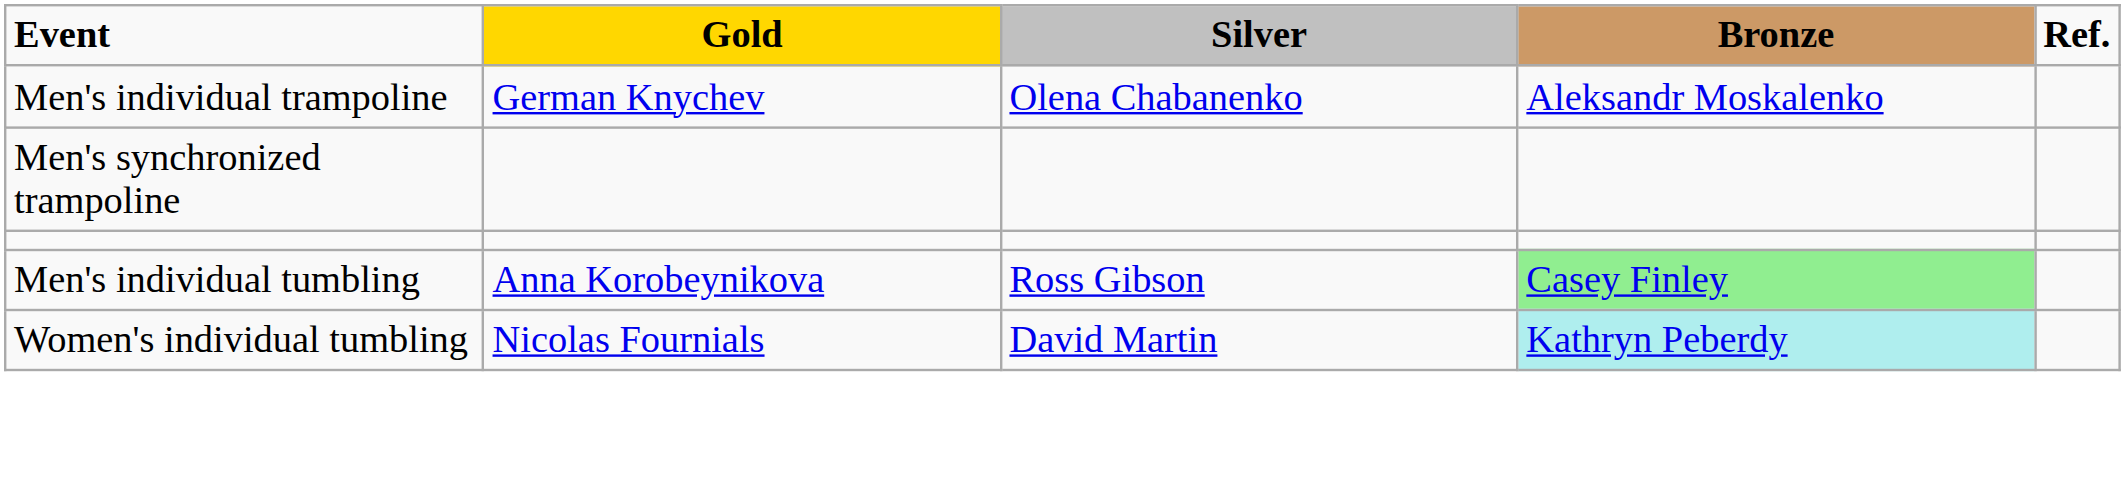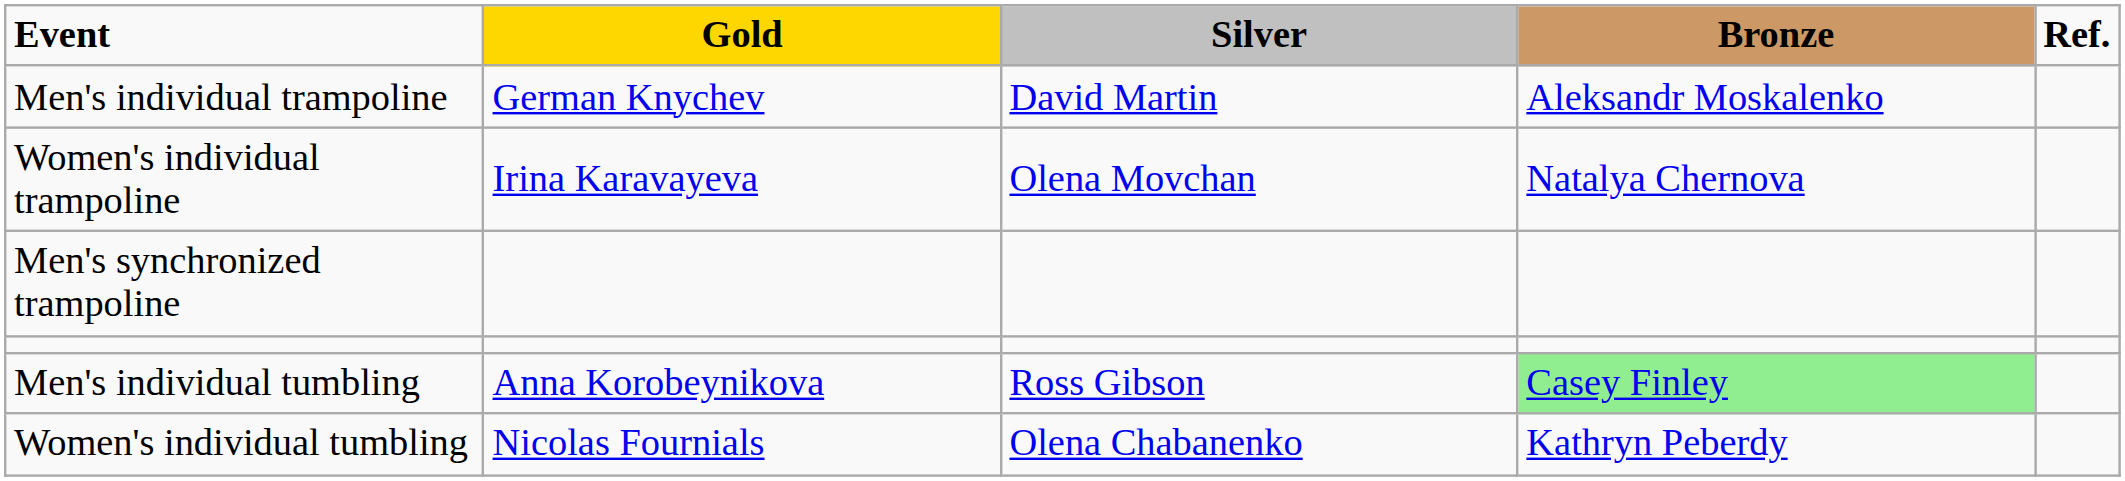(1156, 95) Olena Chabanenko -> (1113, 95) David Martin
+ row: (167, 178)
(1113, 339) David Martin -> (1156, 443) Olena Chabanenko
(1657, 339) paleturquoise background -> (1657, 443) no background
